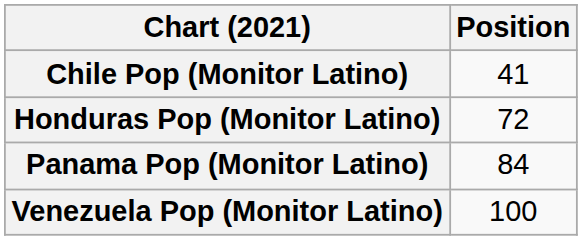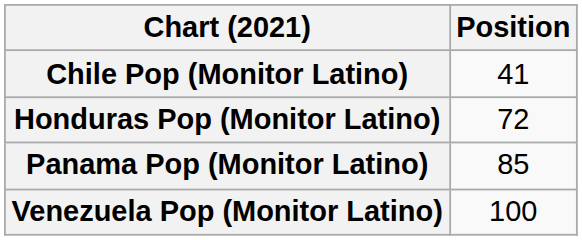(513, 165) 84 -> (513, 165) 85
